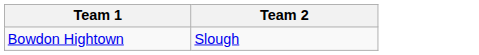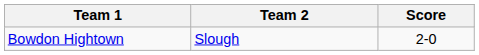+ column: (426, 15)
